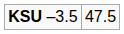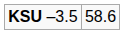(101, 17) 47.5 -> (101, 17) 58.6
